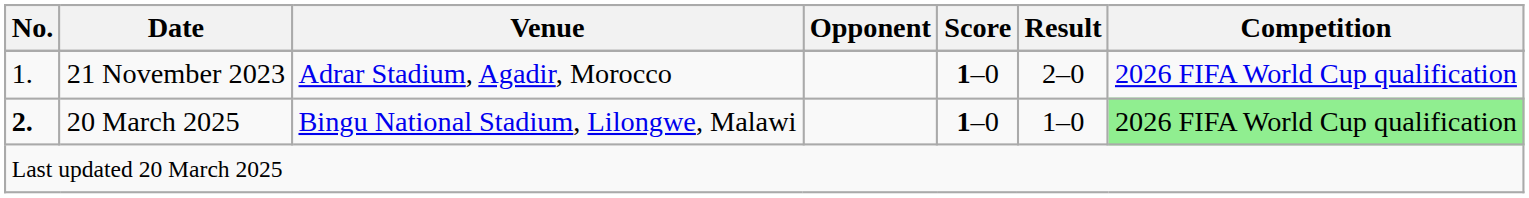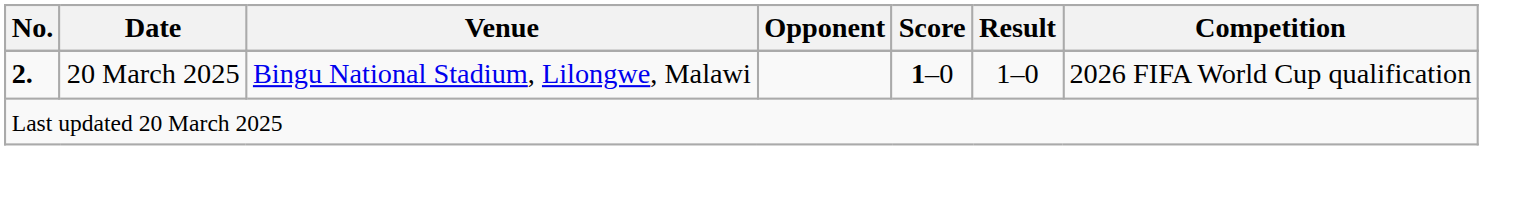- row: (176, 74)
(1316, 120) lightgreen background -> (1270, 74) no background
